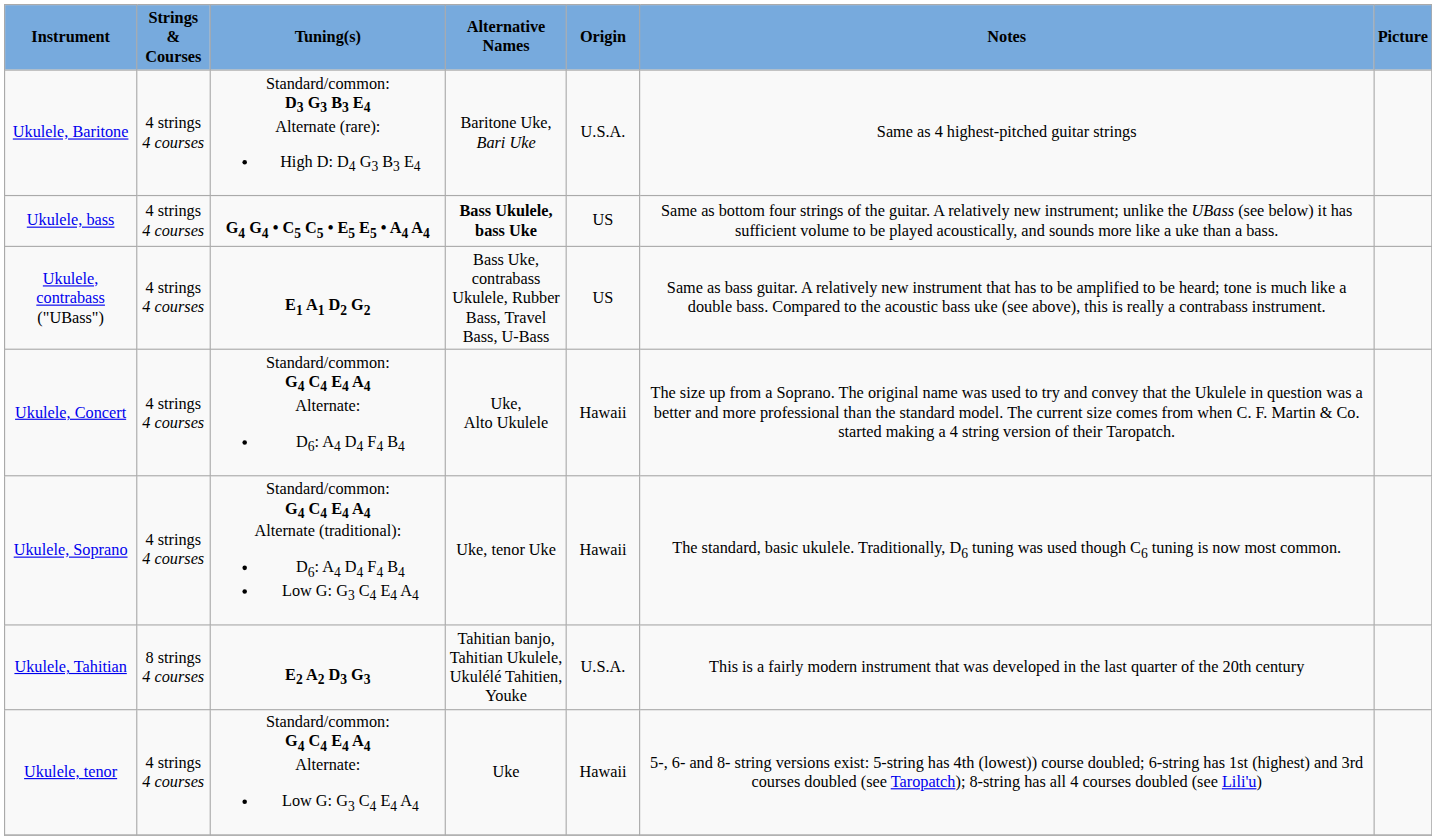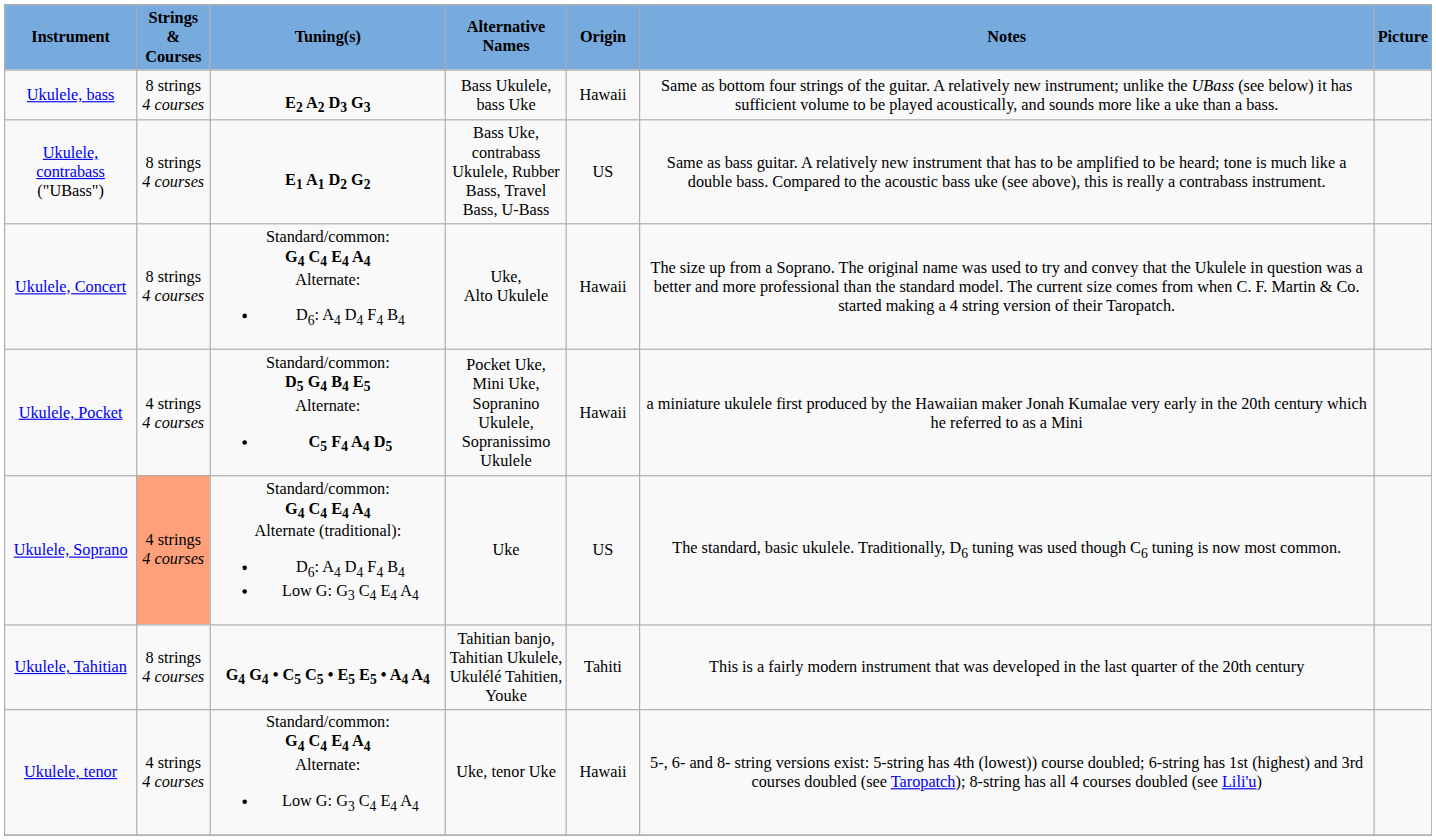- row: (71, 132)
(173, 220) 4 strings 4 courses -> (173, 94) 8 strings 4 courses
(328, 230) G4 G4 • C5 C5 • E5 E5 • A4 A4 -> (328, 104) E2 A2 D3 G3
(506, 220) bold -> (506, 94) normal
(603, 220) US -> (603, 94) Hawaii
(173, 297) 4 strings 4 courses -> (173, 172) 8 strings 4 courses
(173, 412) 4 strings 4 courses -> (173, 286) 8 strings 4 courses
+ row: (71, 412)
(173, 550) no background -> (173, 550) lightsalmon background
(506, 550) Uke, tenor Uke -> (506, 550) Uke
(603, 550) Hawaii -> (603, 550) US
(328, 676) E2 A2 D3 G3 -> (328, 676) G4 G4 • C5 C5 • E5 E5 • A4 A4
(603, 666) U.S.A. -> (603, 666) Tahiti
(506, 772) Uke -> (506, 772) Uke, tenor Uke
